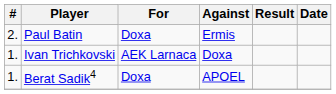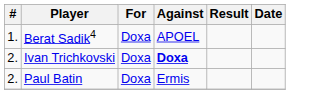rows swapped: (60, 77) <-> (53, 34)
(13, 55) 1. -> (13, 58) 2.
(159, 55) AEK Larnaca -> (136, 58) Doxa
(217, 55) normal -> (172, 58) bold
